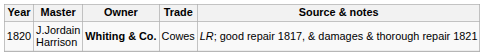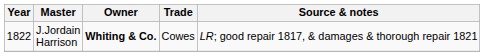(19, 36) 1820 -> (19, 36) 1822
